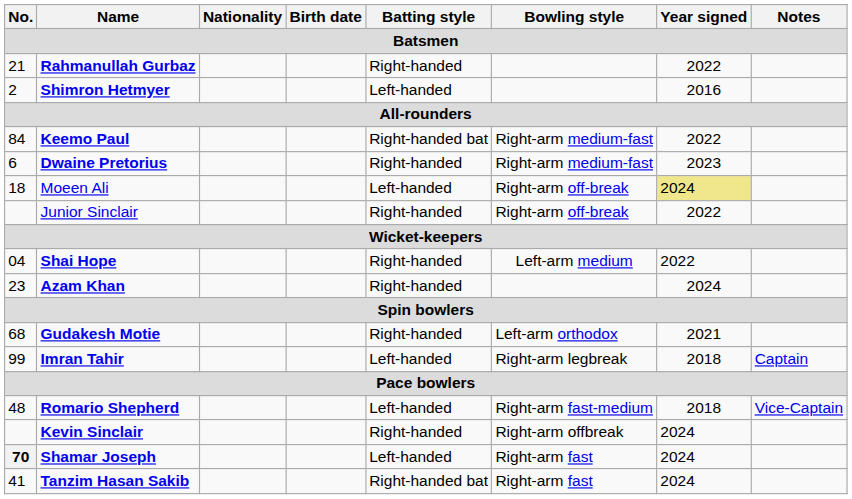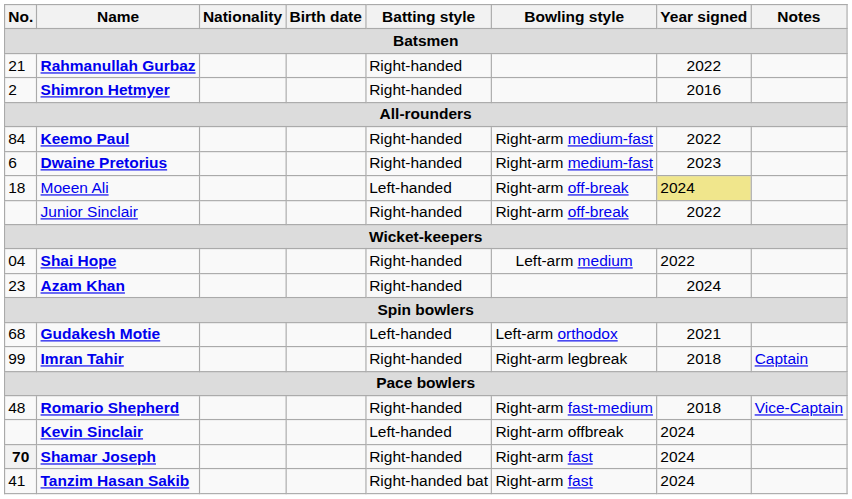(410, 90) Left-handed -> (416, 90) Right-handed
(429, 139) Right-handed bat -> (416, 139) Right-handed
(416, 334) Right-handed -> (410, 334) Left-handed
(410, 359) Left-handed -> (416, 359) Right-handed
(410, 407) Left-handed -> (416, 407) Right-handed
(416, 432) Right-handed -> (410, 432) Left-handed
(410, 456) Left-handed -> (416, 456) Right-handed
